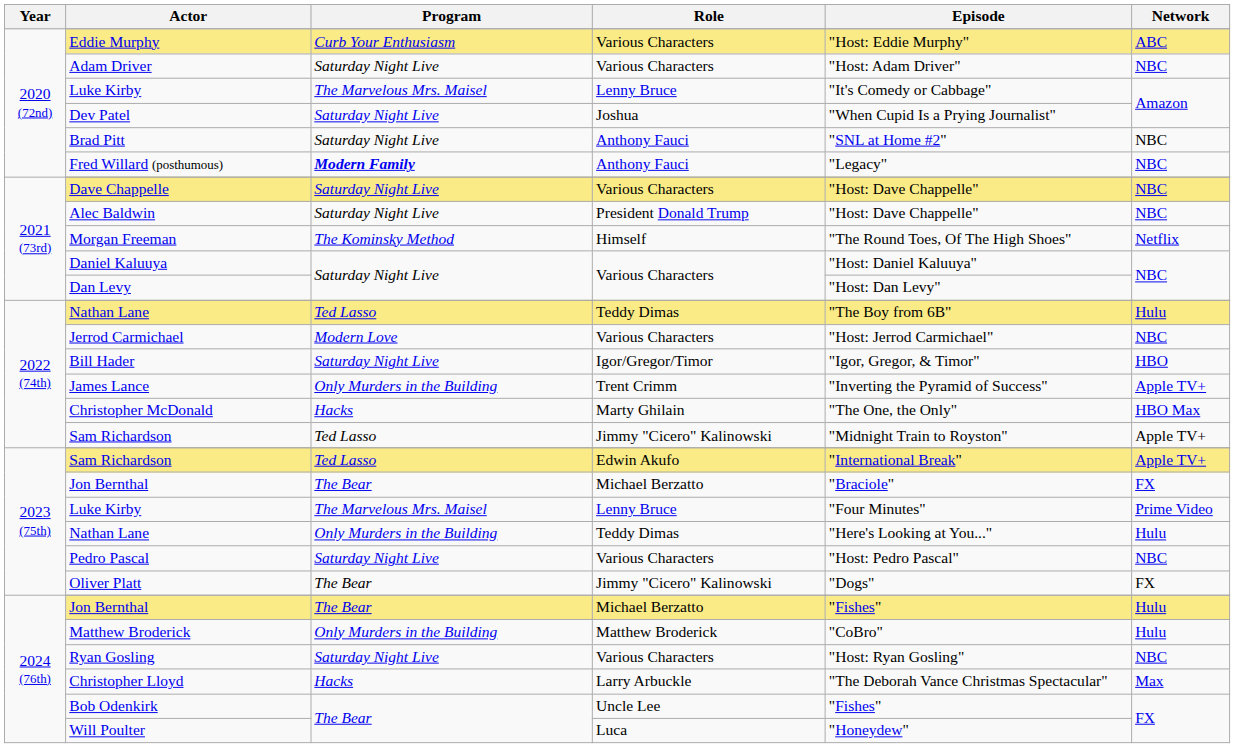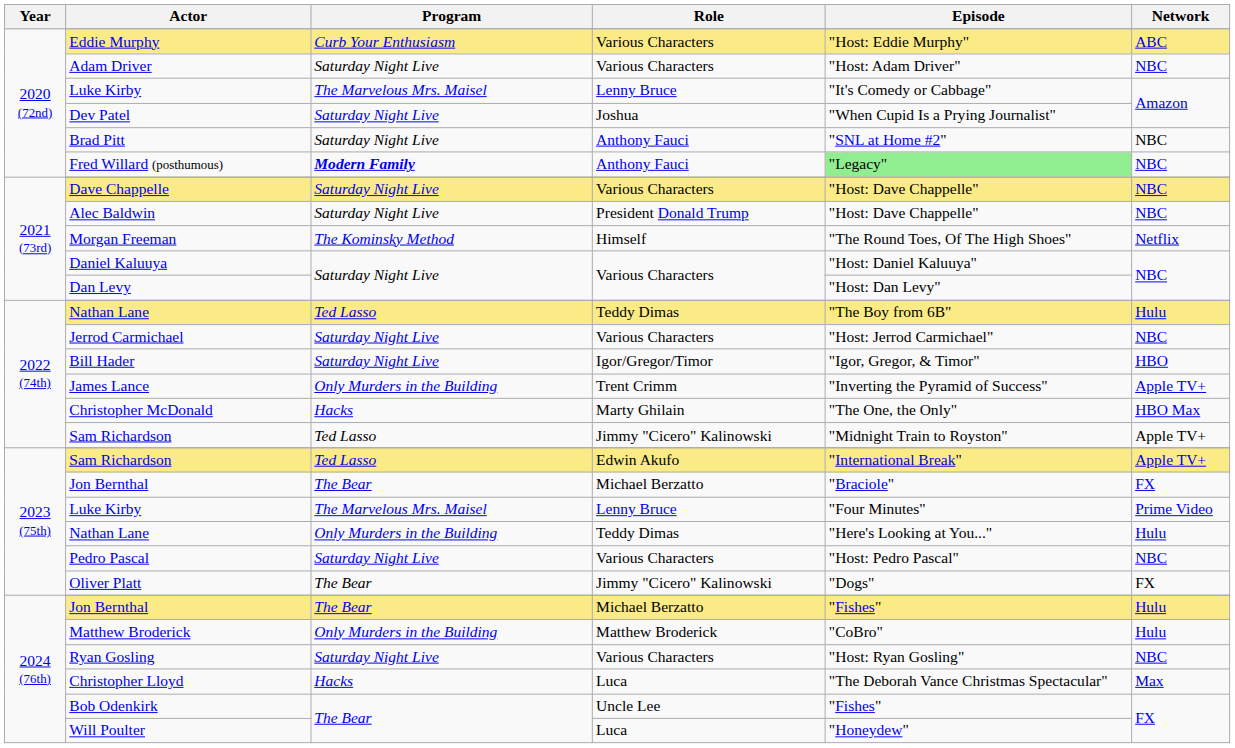(858, 164) no background -> (858, 164) lightgreen background
(356, 336) Modern Love -> (377, 336) Saturday Night Live
(644, 681) Larry Arbuckle -> (612, 681) Luca
